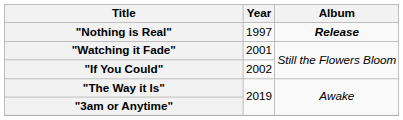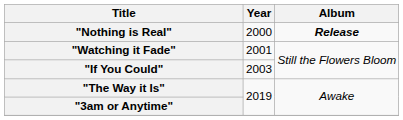(259, 32) 1997 -> (259, 32) 2000
(259, 69) 2002 -> (259, 69) 2003
